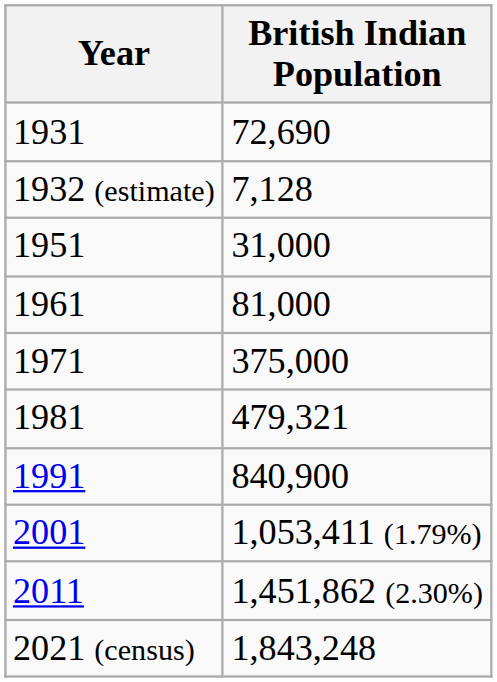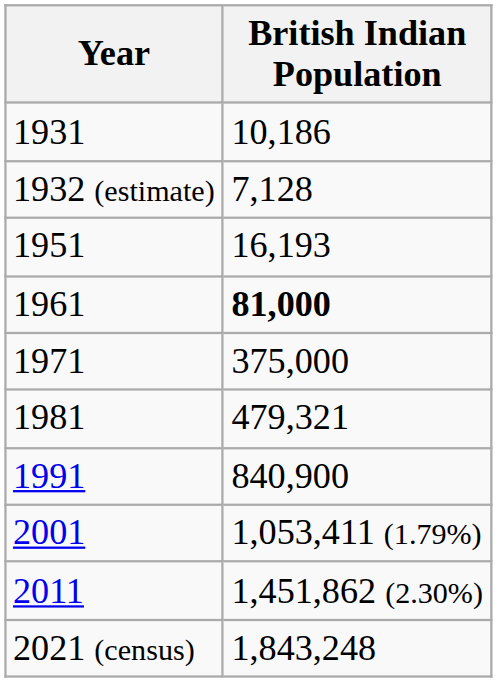(281, 131) 72,690 -> (281, 131) 10,186
(281, 246) 31,000 -> (281, 246) 16,193
(281, 303) normal -> (281, 303) bold
